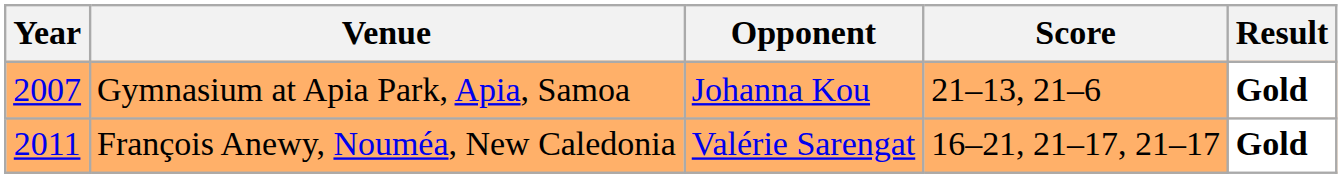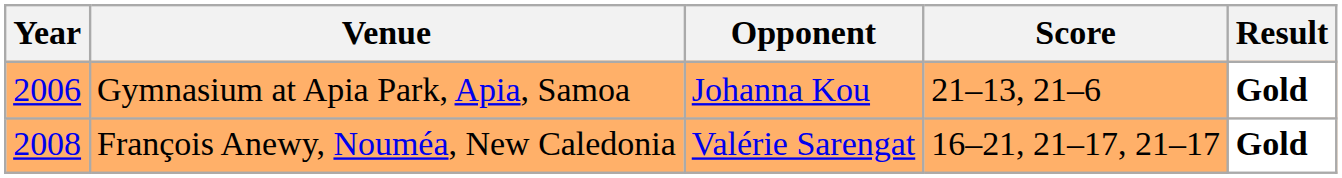(47, 88) 2007 -> (47, 88) 2006
(47, 145) 2011 -> (47, 145) 2008
